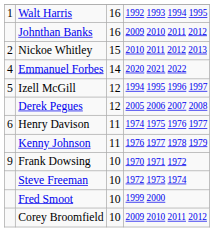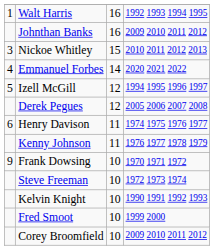(10, 50) 2 -> (10, 50) 3
+ row: (52, 198)
